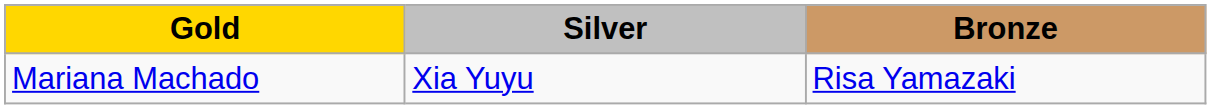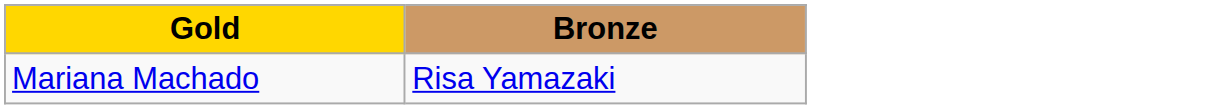- column: (605, 28)
